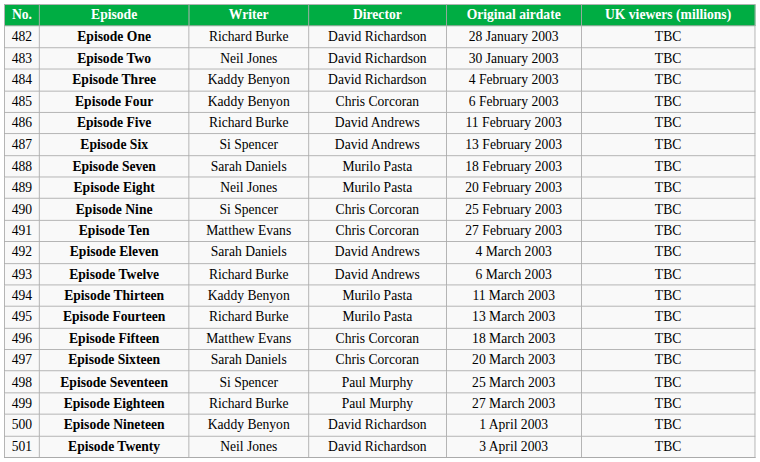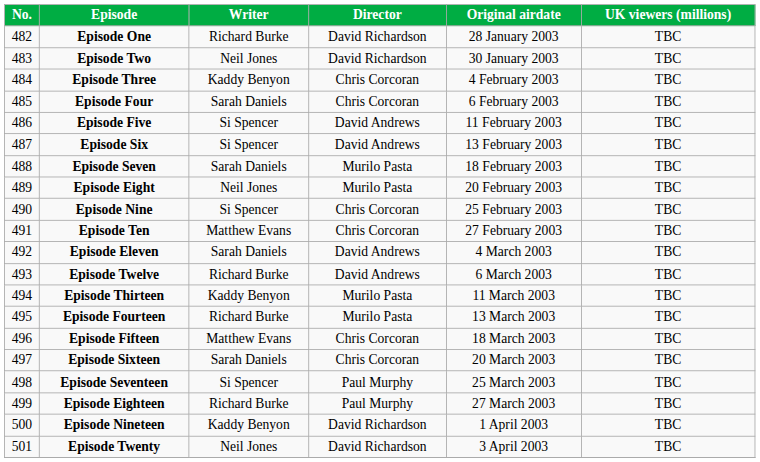(377, 79) David Richardson -> (377, 79) Chris Corcoran
(249, 101) Kaddy Benyon -> (249, 101) Sarah Daniels
(249, 123) Richard Burke -> (249, 123) Si Spencer
